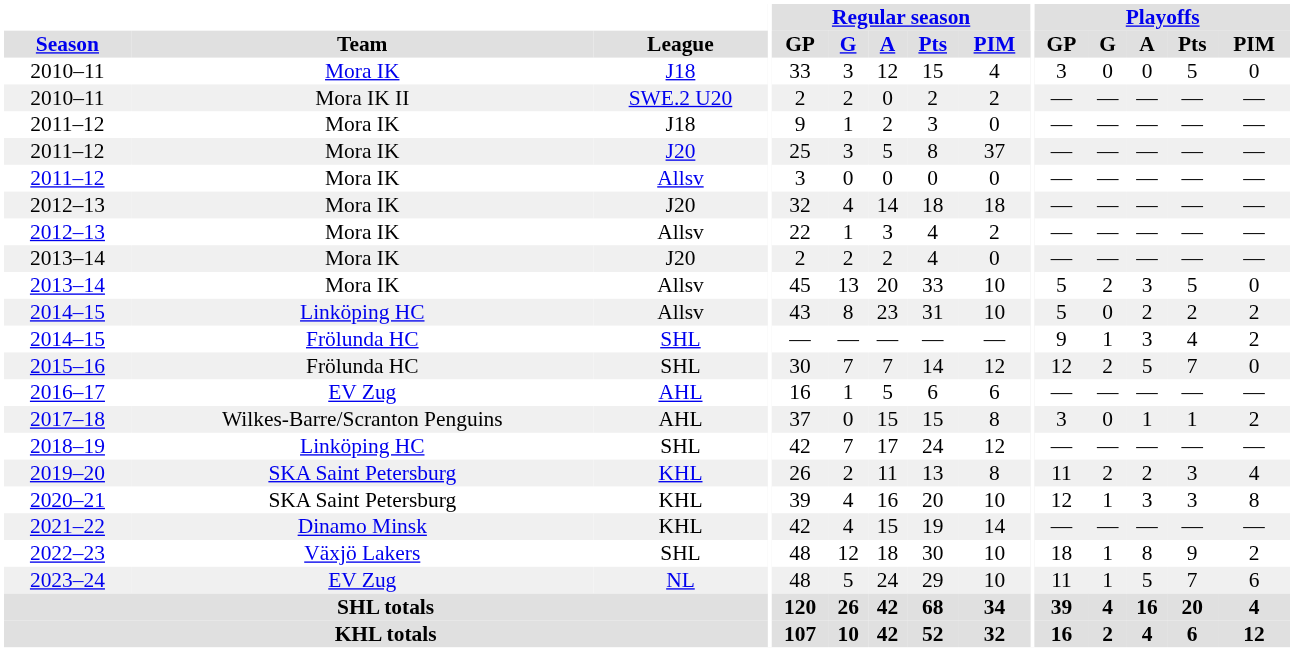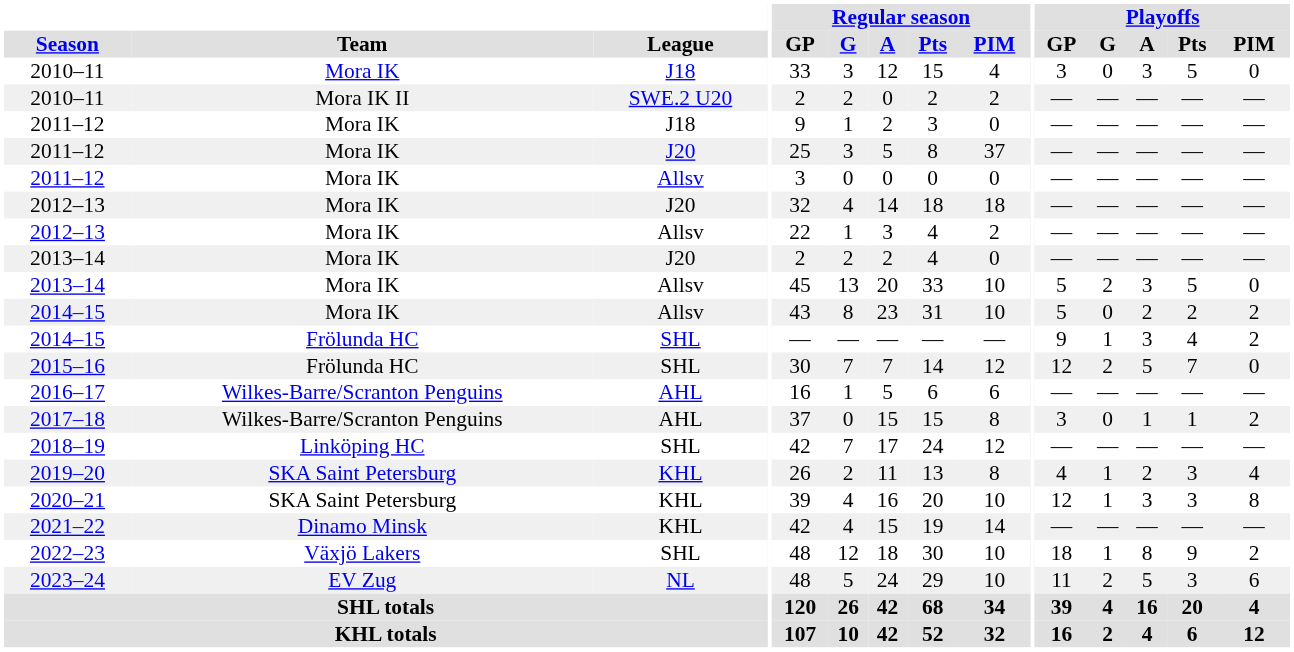(1147, 70) 0 -> (1147, 70) 3
(362, 312) Linköping HC -> (362, 312) Mora IK
(362, 392) EV Zug -> (362, 392) Wilkes-Barre/Scranton Penguins
(1061, 472) 11 -> (1061, 472) 4
(1108, 472) 2 -> (1108, 472) 1
(1108, 580) 1 -> (1108, 580) 2
(1192, 580) 7 -> (1192, 580) 3
